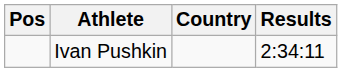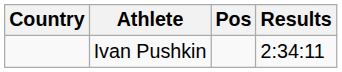columns swapped: (27, 20) <-> (214, 20)
